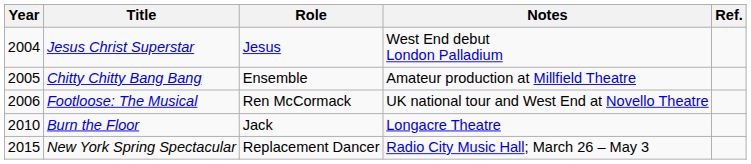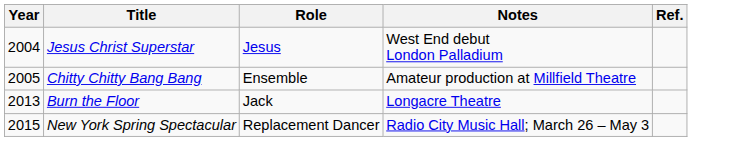- row: (122, 101)
(24, 124) 2010 -> (24, 101) 2013
